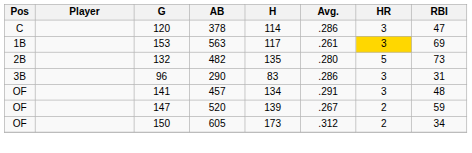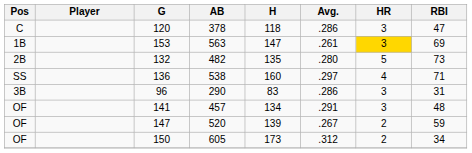(273, 28) 114 -> (273, 28) 118
(273, 44) 117 -> (273, 44) 147
+ row: (162, 76)
